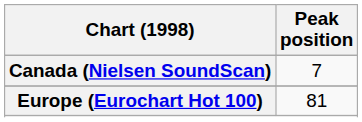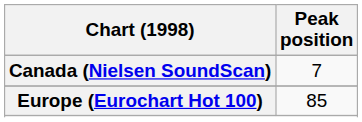(317, 100) 81 -> (317, 100) 85
